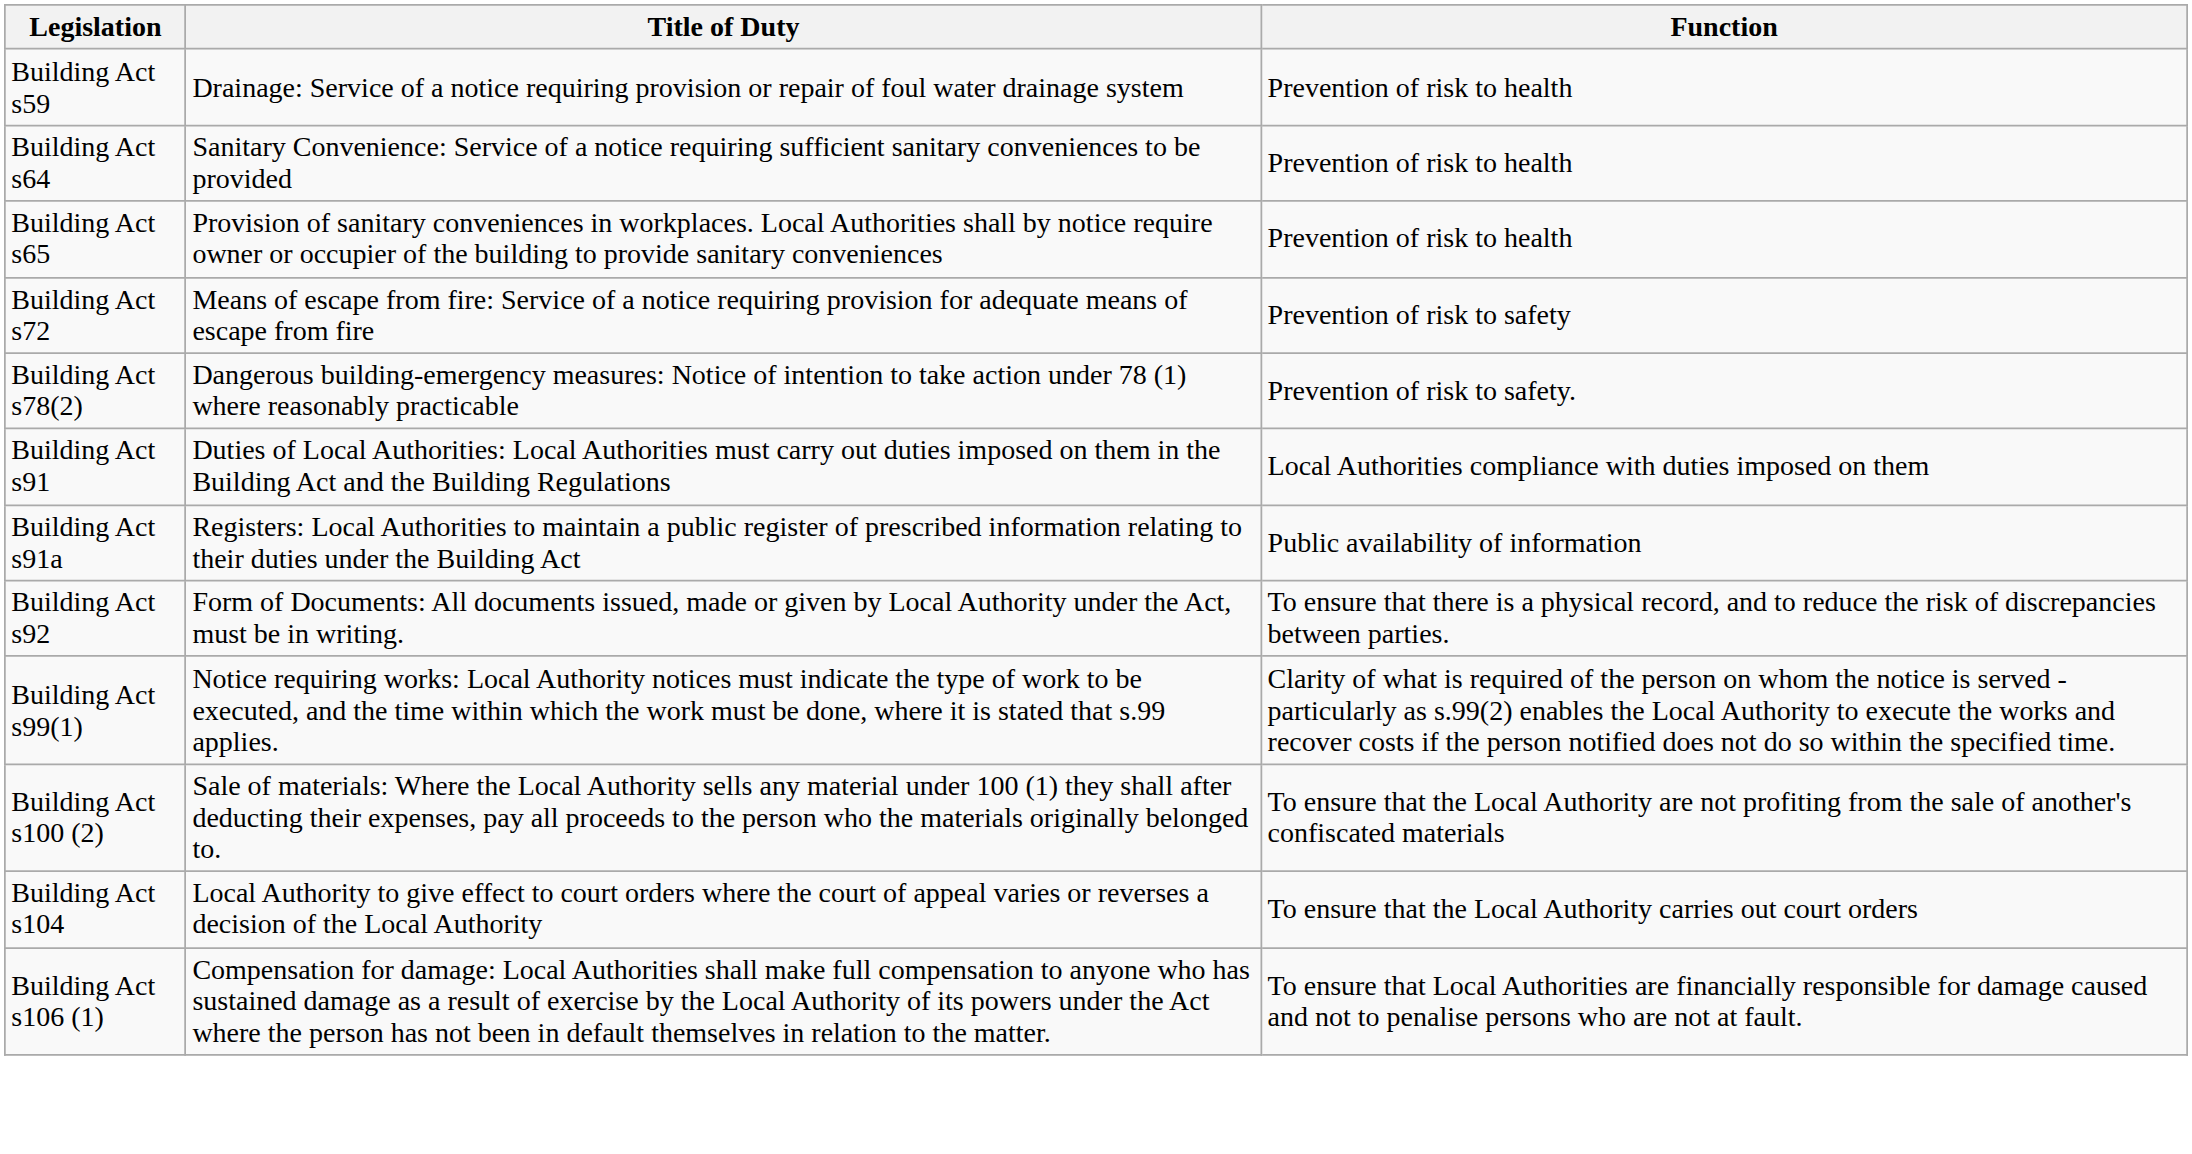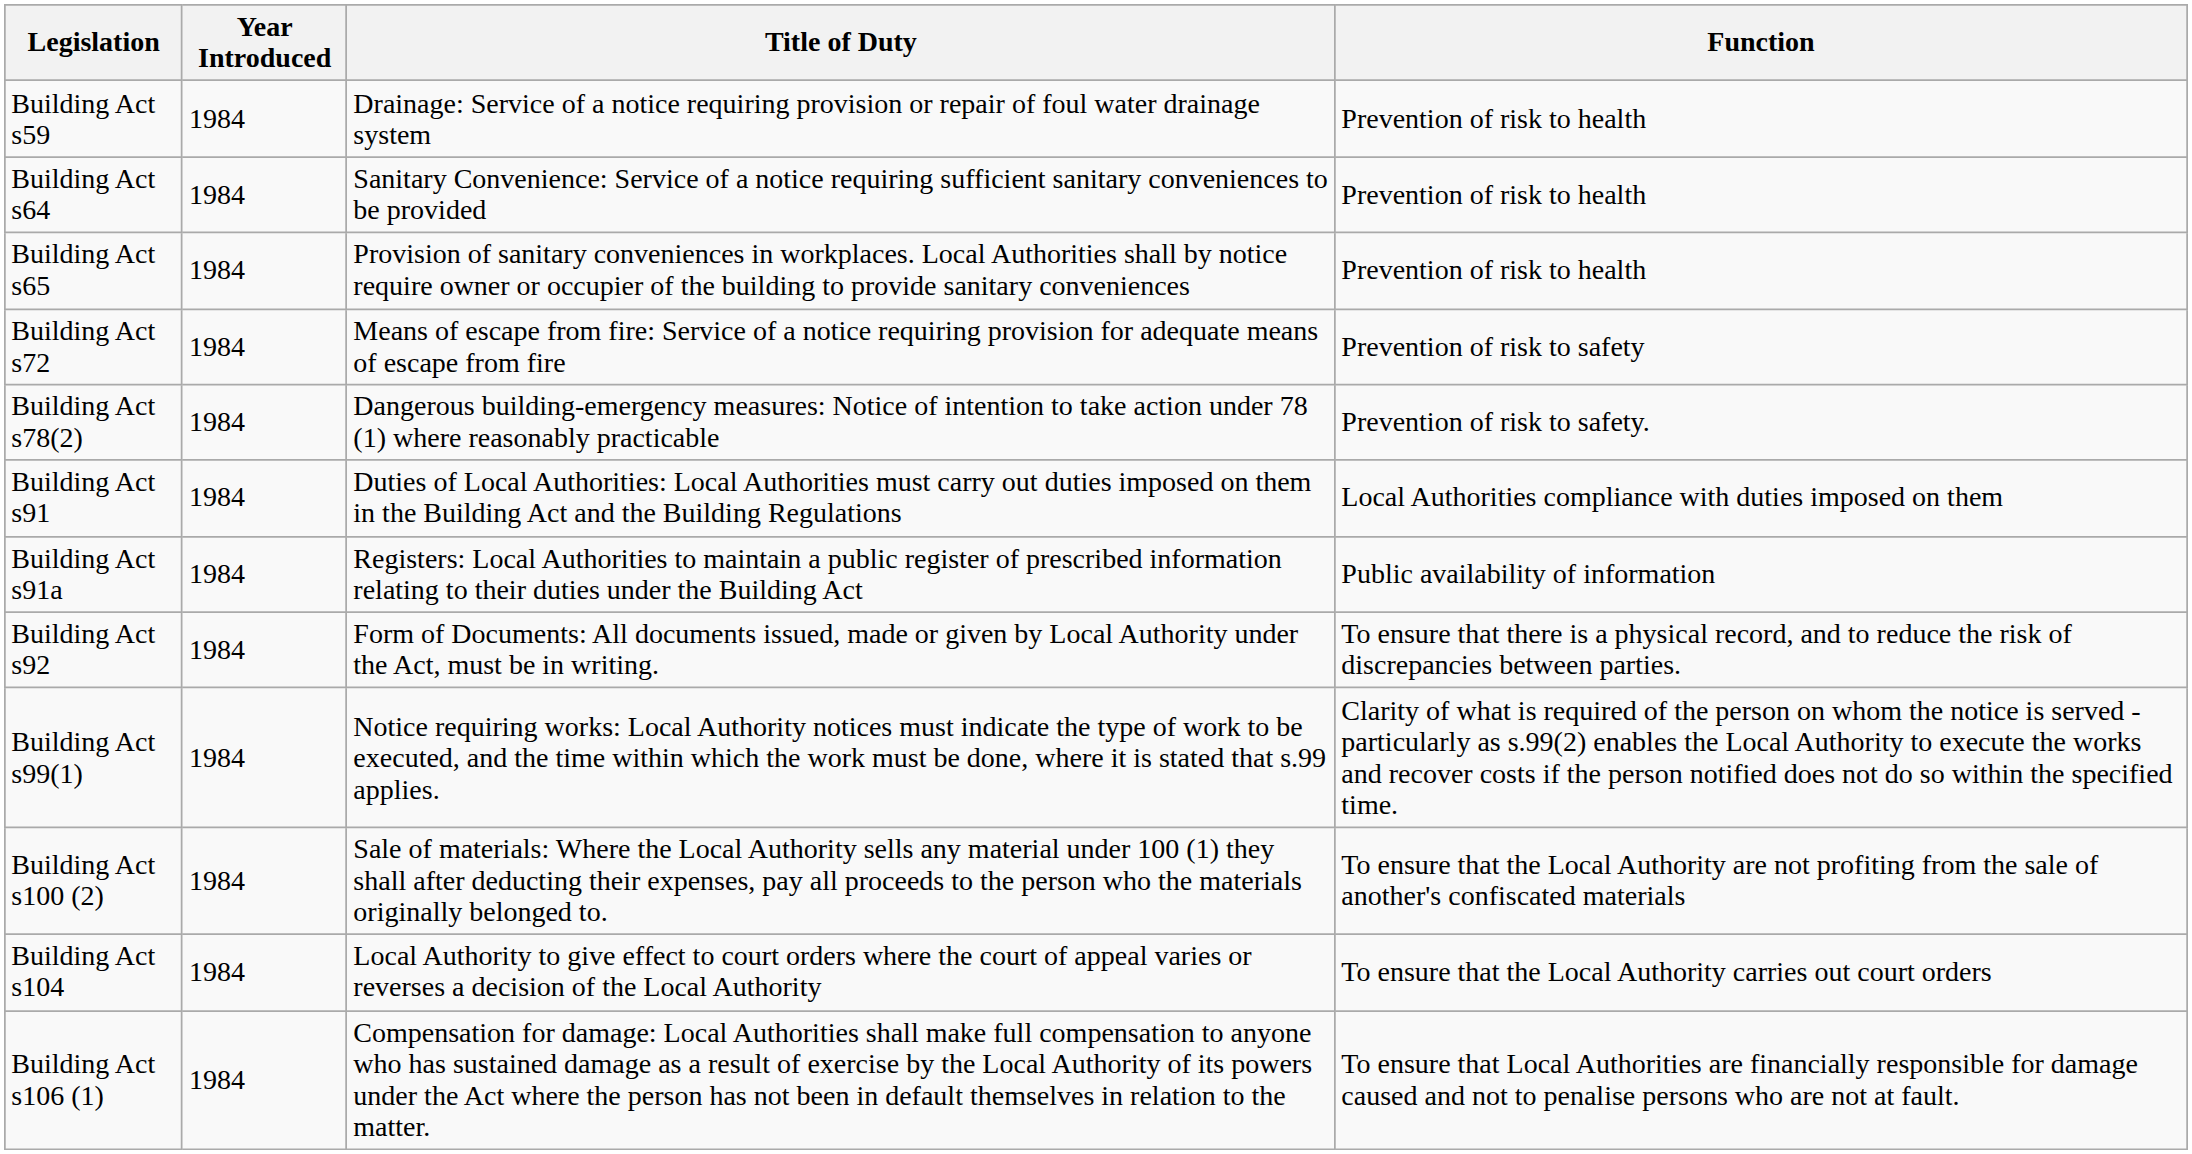+ column: (265, 42)
